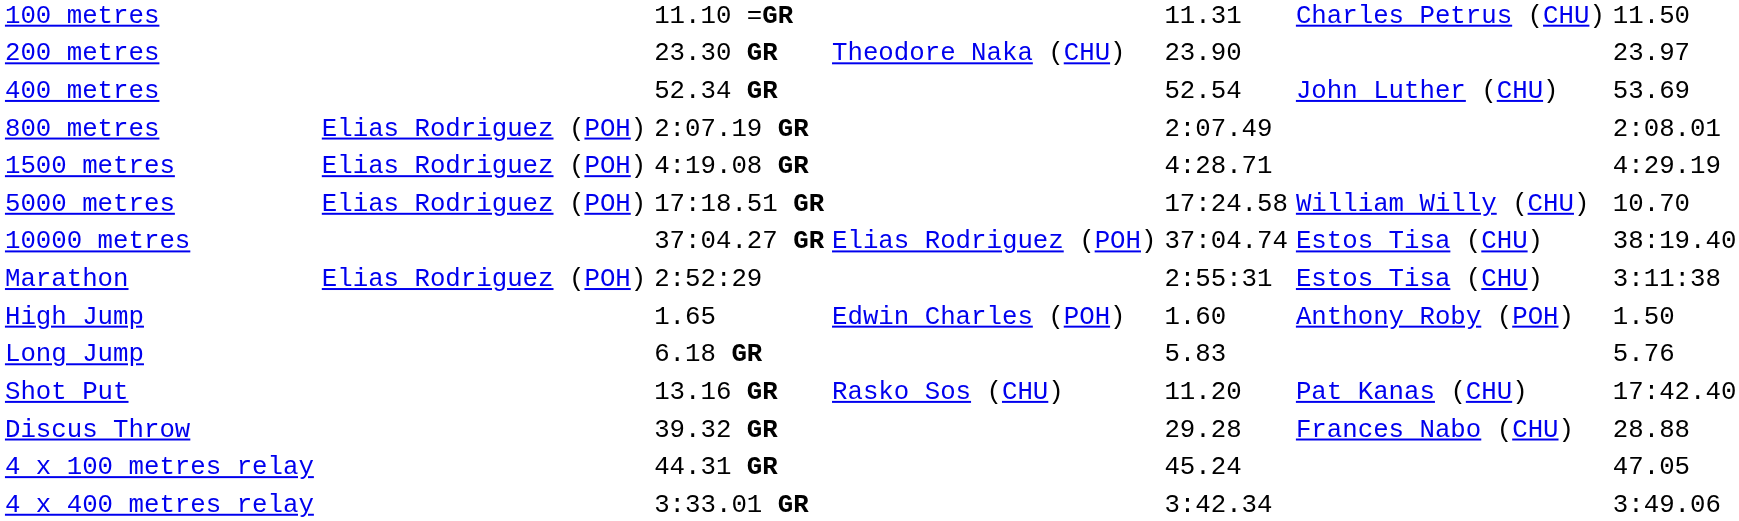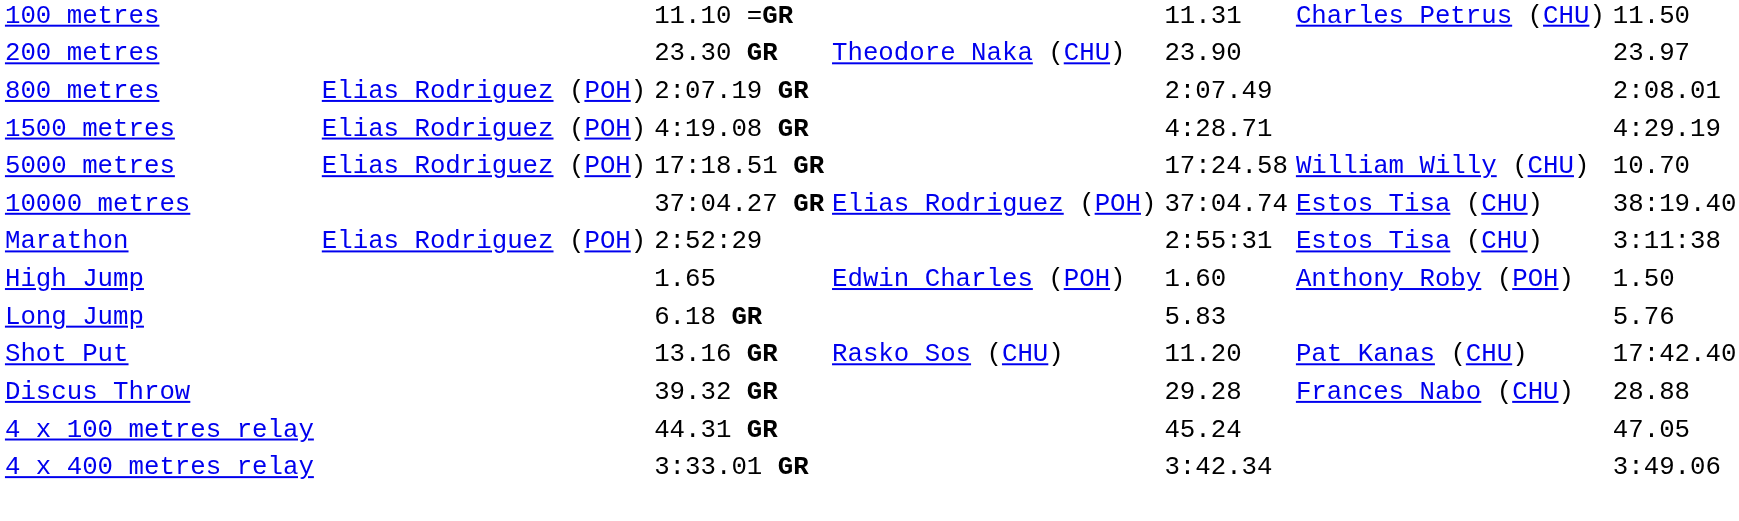- row: (82, 91)
